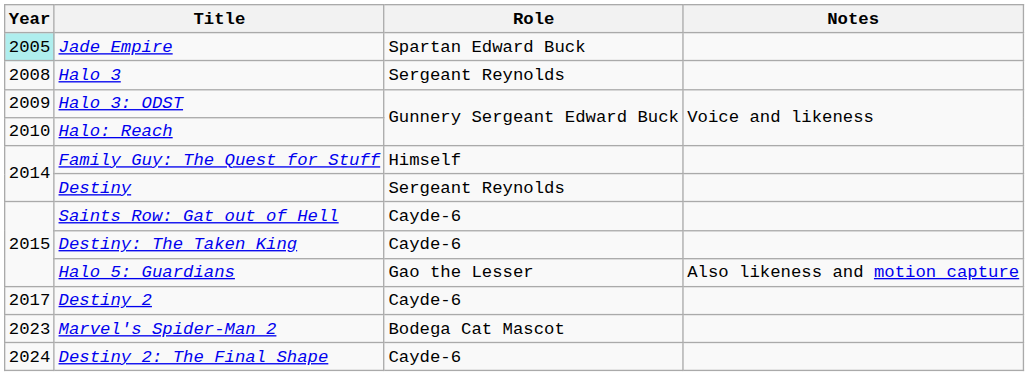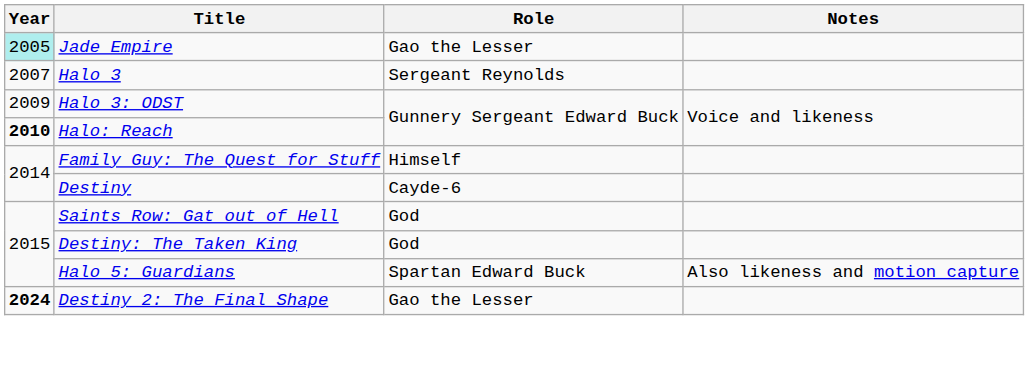(487, 47) Spartan Edward Buck -> (461, 47) Gao the Lesser
(30, 75) 2008 -> (30, 75) 2007
(30, 131) normal -> (30, 131) bold
(477, 188) Sergeant Reynolds -> (425, 188) Cayde-6
(425, 216) Cayde-6 -> (404, 216) God
(425, 244) Cayde-6 -> (404, 244) God
(461, 272) Gao the Lesser -> (487, 272) Spartan Edward Buck
- row: (105, 301)
- row: (167, 329)
(30, 357) normal -> (30, 301) bold
(425, 357) Cayde-6 -> (461, 301) Gao the Lesser
